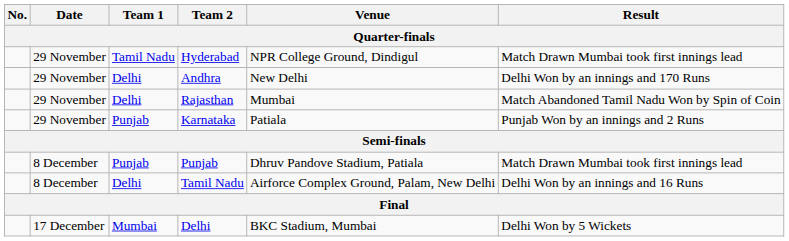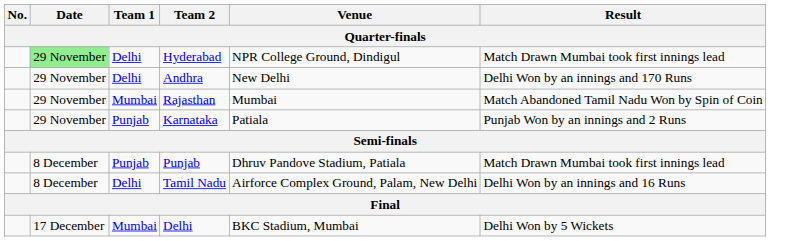(69, 57) no background -> (69, 57) lightgreen background
(143, 57) Tamil Nadu -> (127, 57) Delhi
(127, 99) Delhi -> (134, 99) Mumbai
